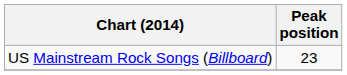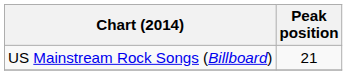(309, 57) 23 -> (309, 57) 21
